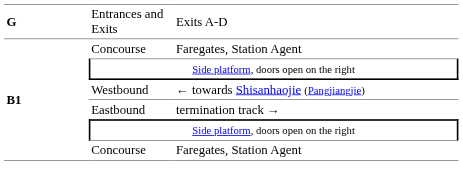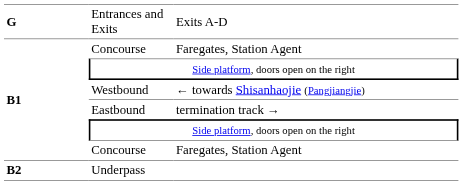+ row: (118, 170)
